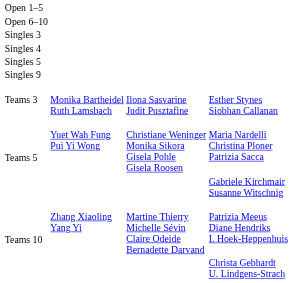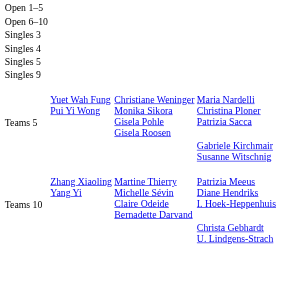- row: (21, 100)
